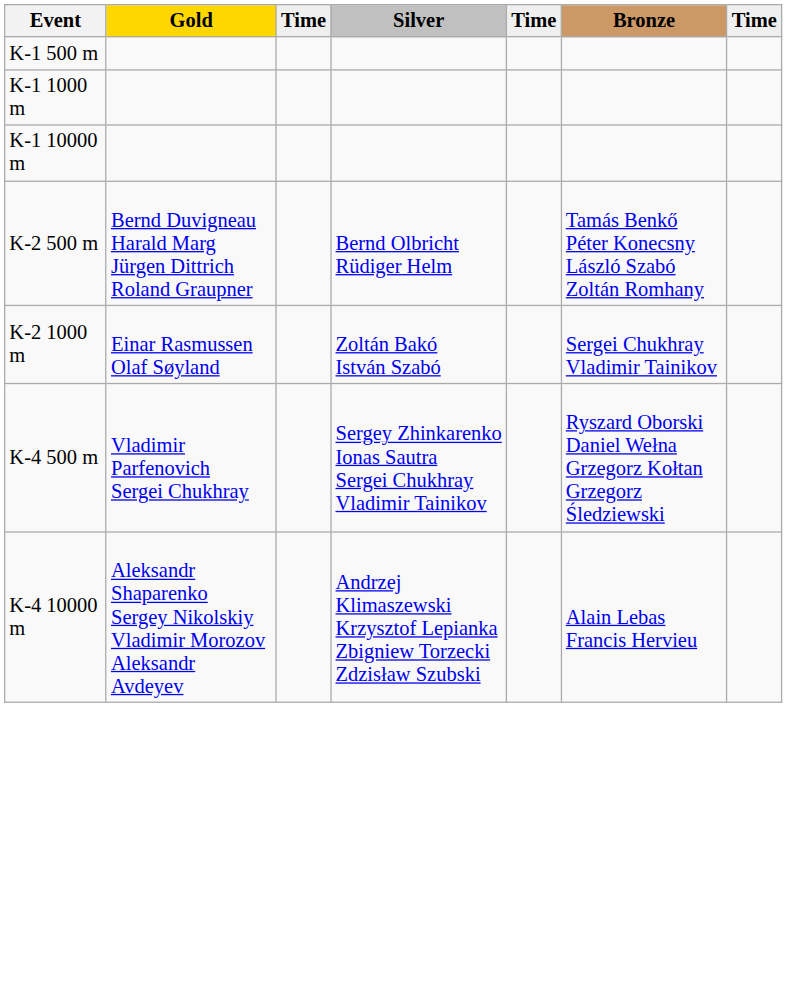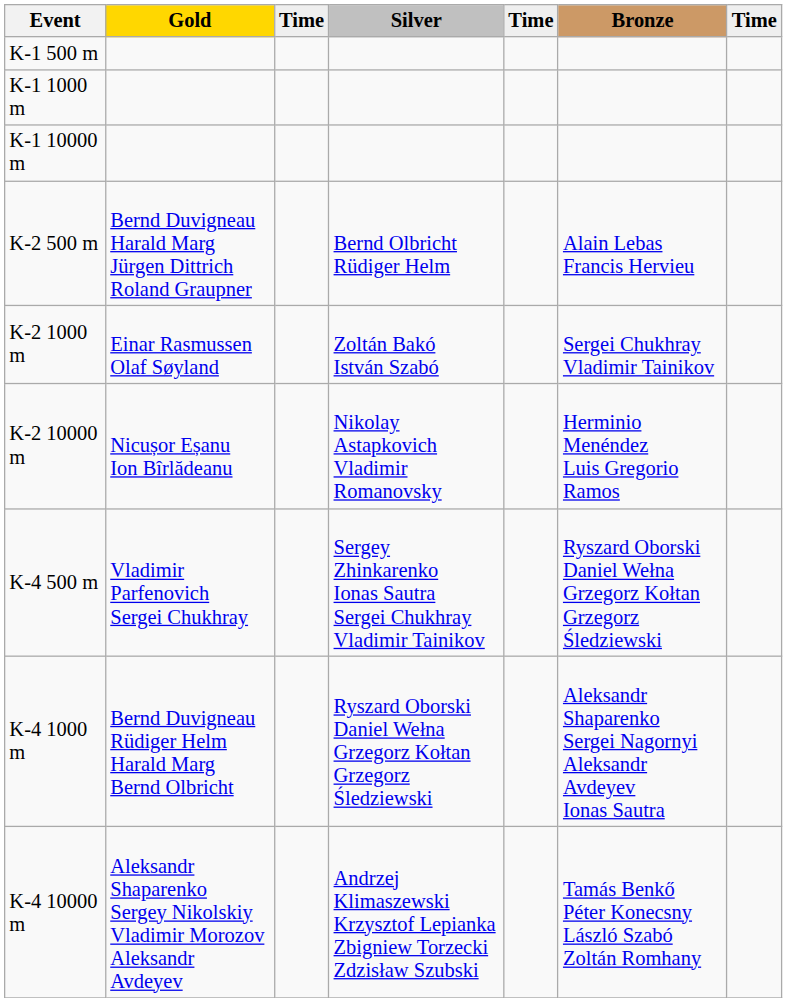(635, 254) Tamás Benkő Péter Konecsny László Szabó Zoltán Romhany -> (629, 254) Alain Lebas Francis Hervieu
+ row: (53, 446)
+ row: (48, 741)
(632, 628) Alain Lebas Francis Hervieu -> (632, 923) Tamás Benkő Péter Konecsny László Szabó Zoltán Romhany
